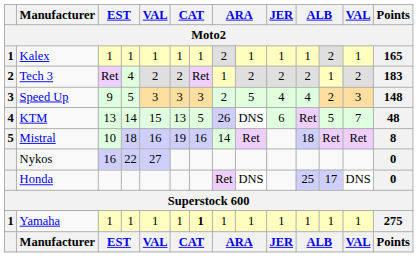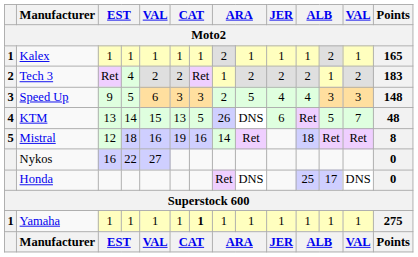(155, 96) 3 -> (155, 96) 6
(331, 96) 2 -> (331, 96) 3
(110, 138) 10 -> (110, 138) 12
